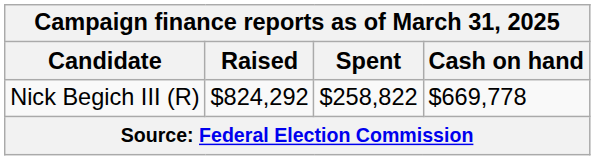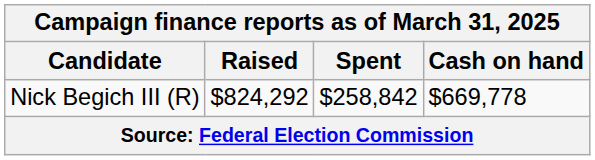(369, 97) $258,822 -> (369, 97) $258,842
